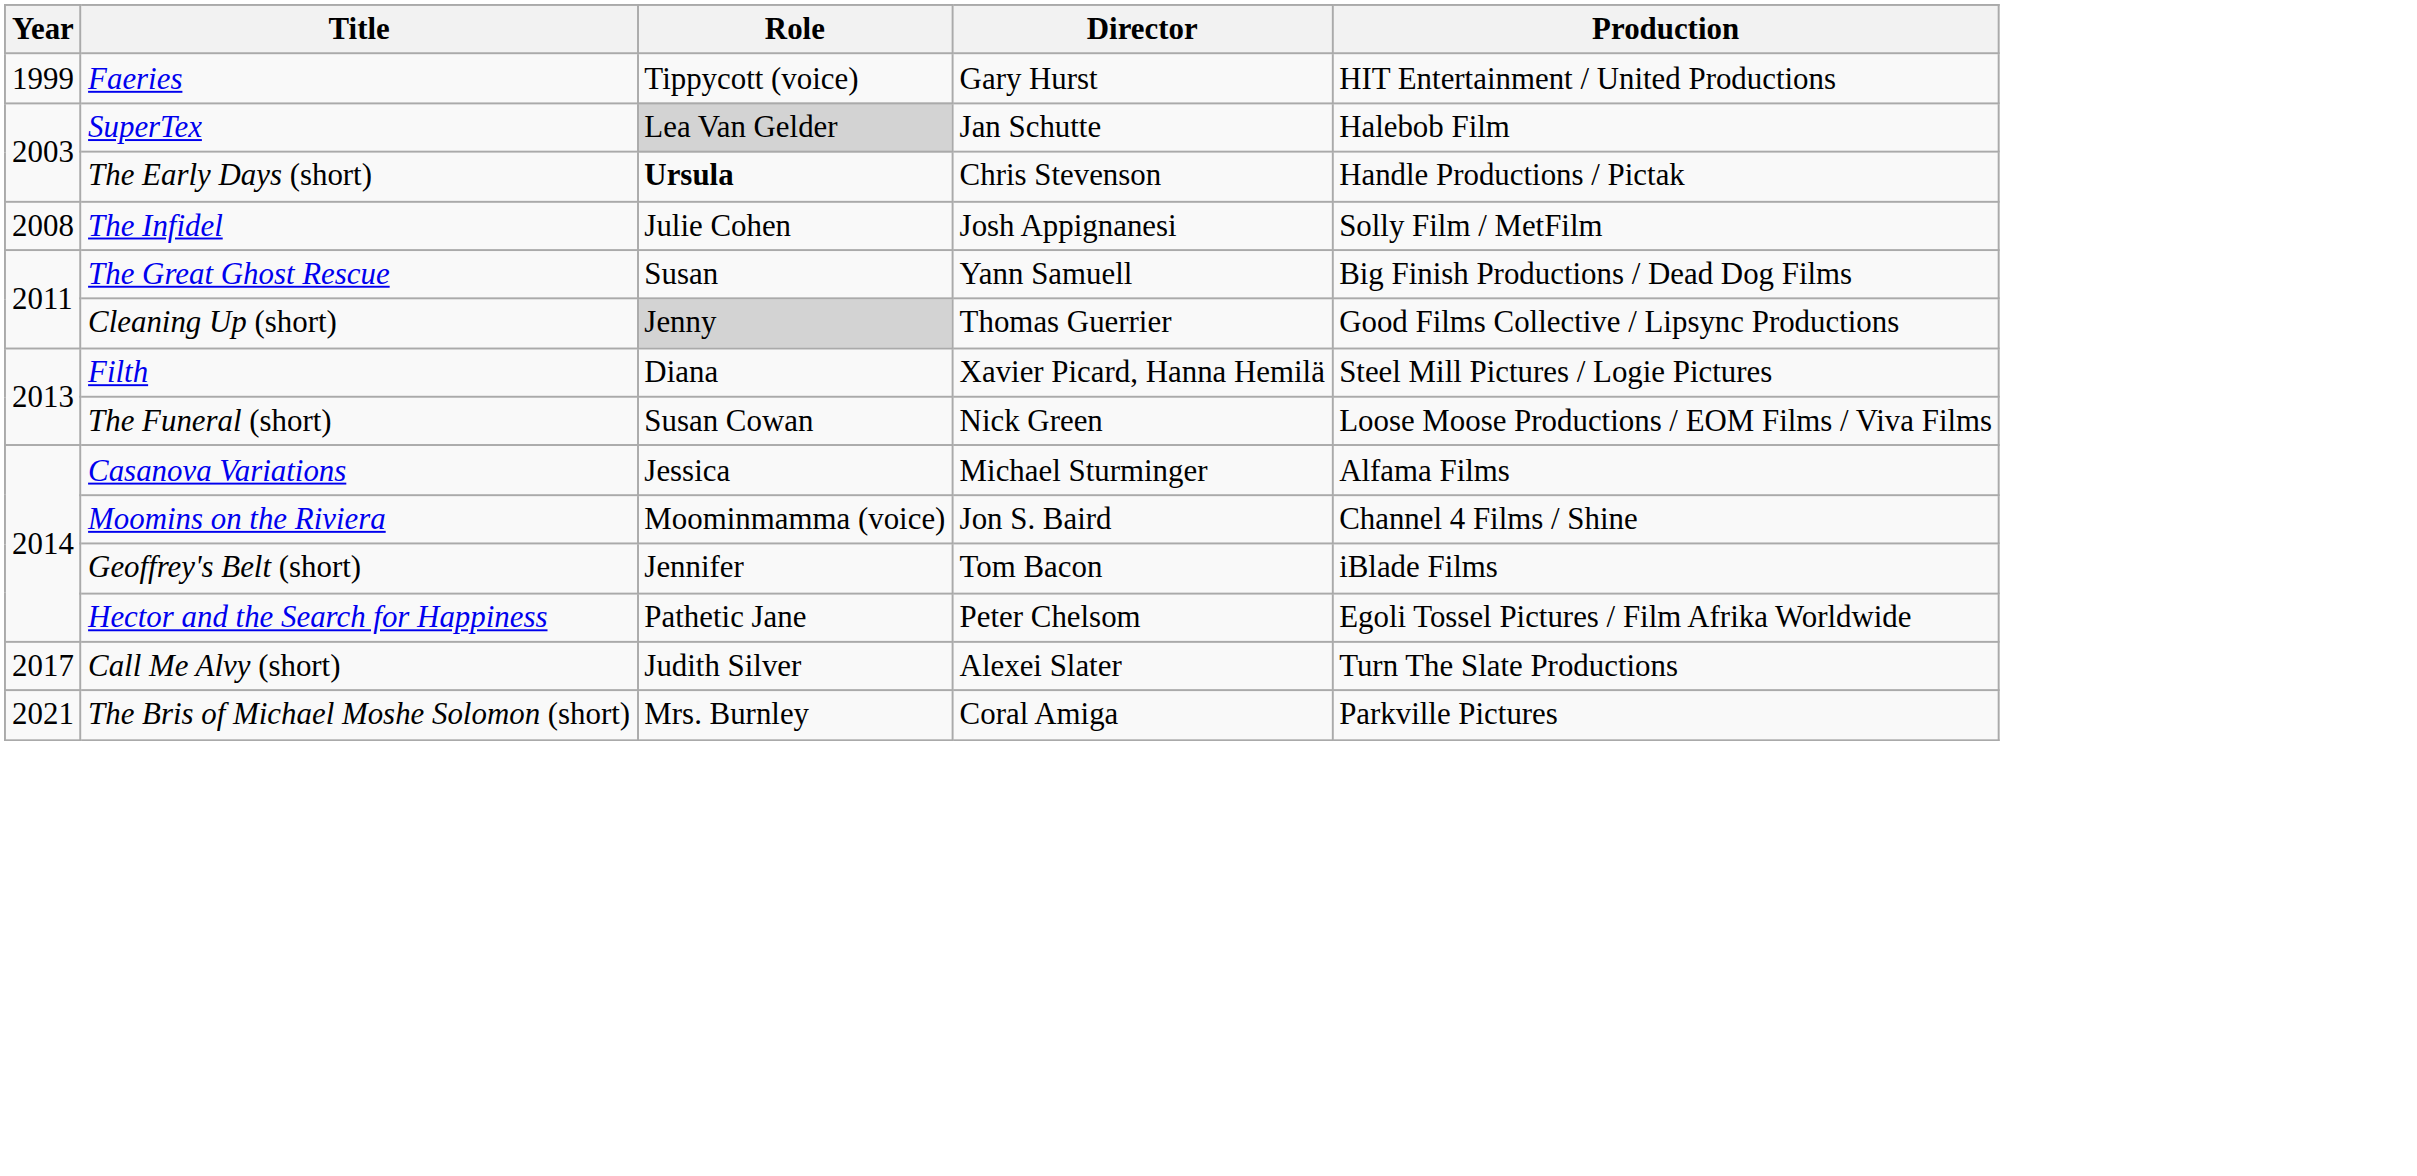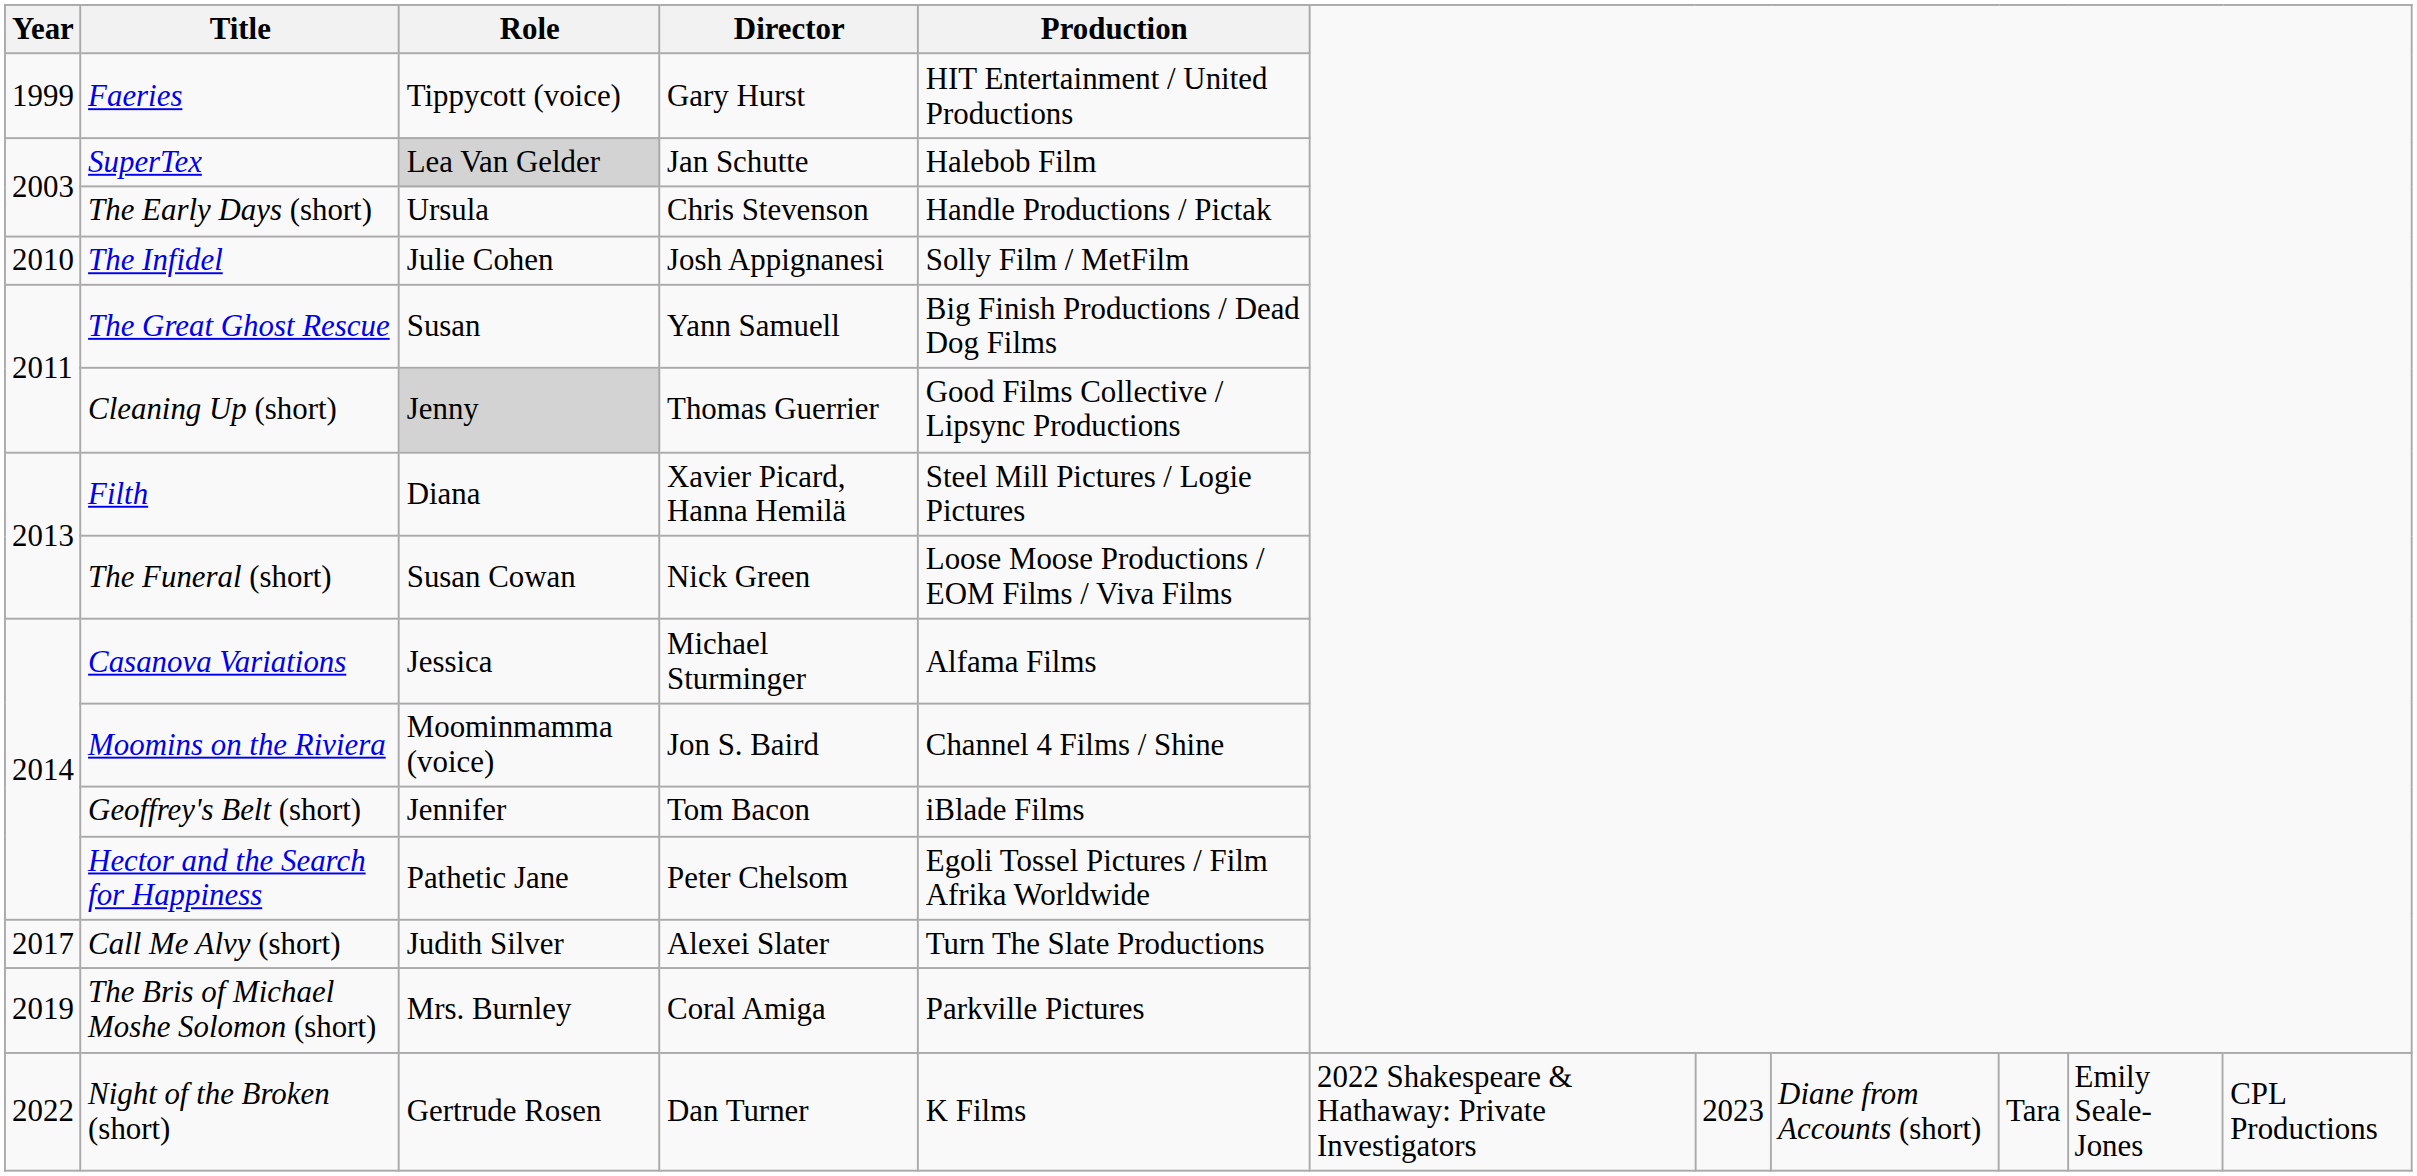(689, 175) bold -> (448, 210) normal
(43, 224) 2008 -> (43, 259) 2010
(43, 714) 2021 -> (43, 1009) 2019
+ row: (209, 1110)
